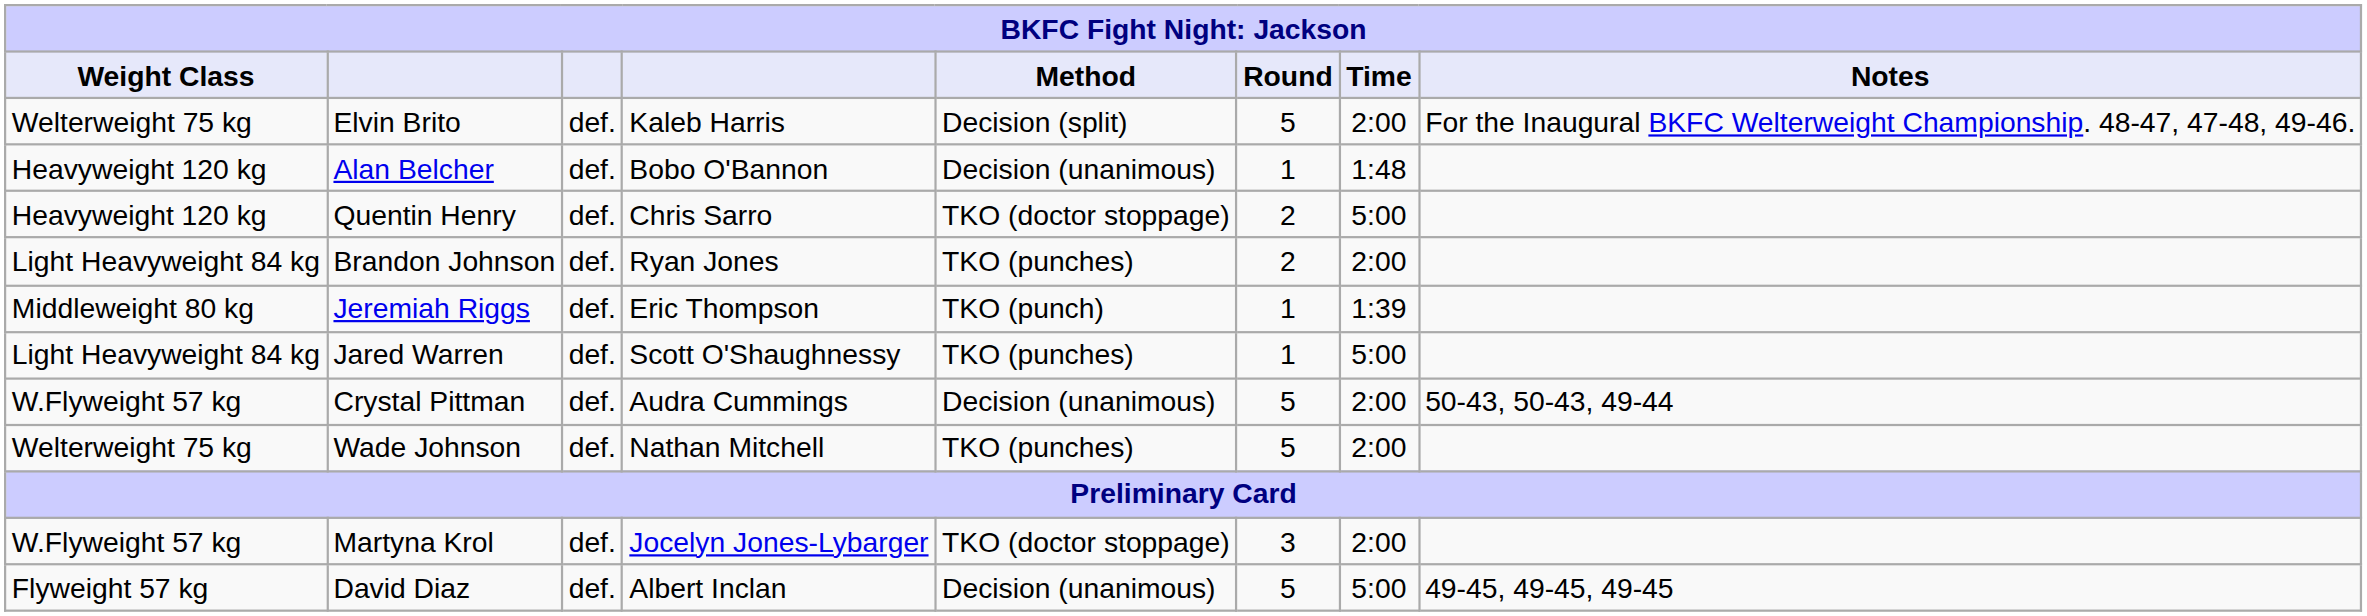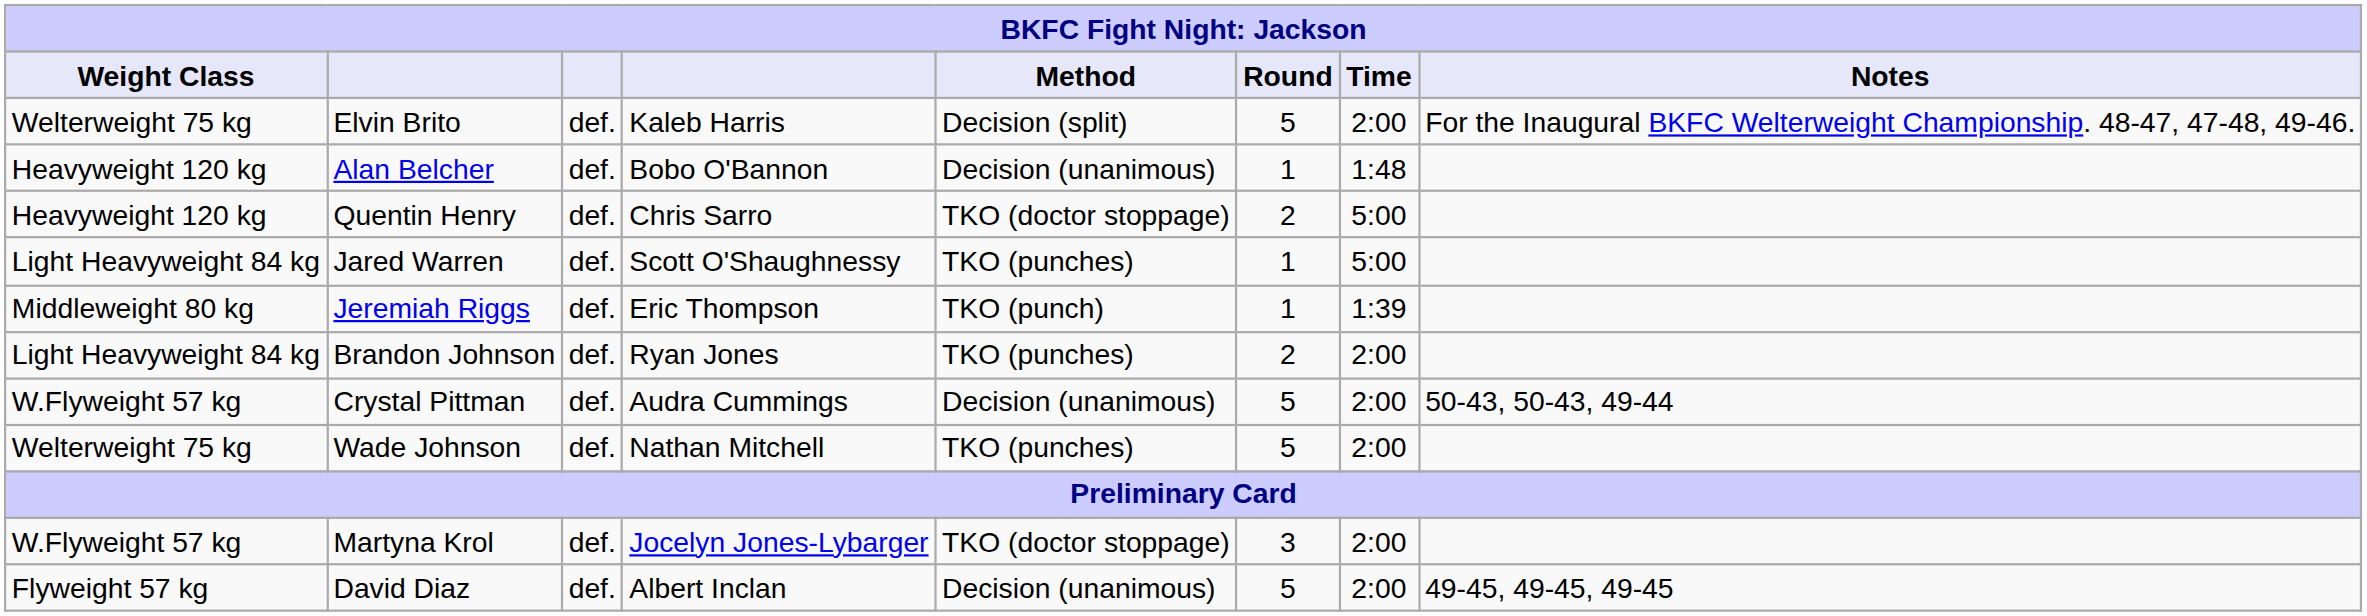rows swapped: (419, 355) <-> (444, 261)
(1379, 588) 5:00 -> (1379, 588) 2:00
